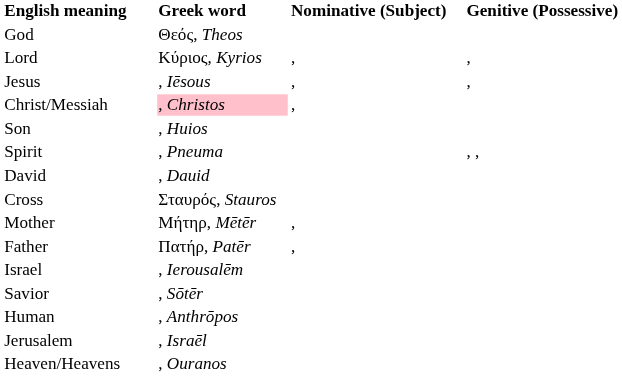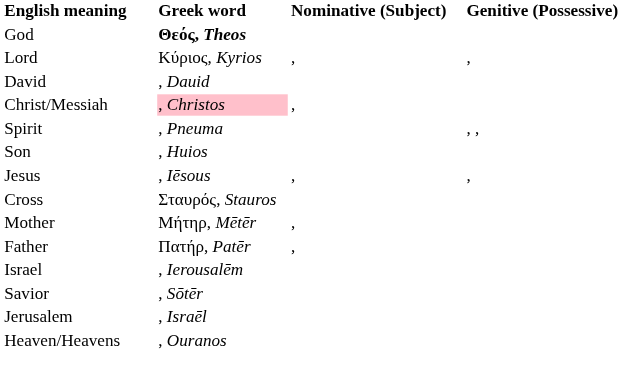(200, 34) normal -> (202, 34) bold
rows swapped: (22, 81) <-> (25, 175)
rows swapped: (18, 128) <-> (23, 152)
- row: (29, 316)
